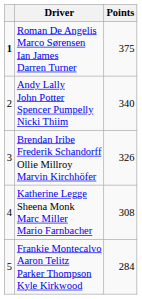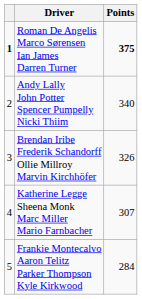(127, 49) normal -> (127, 49) bold
(127, 212) 308 -> (127, 212) 307
